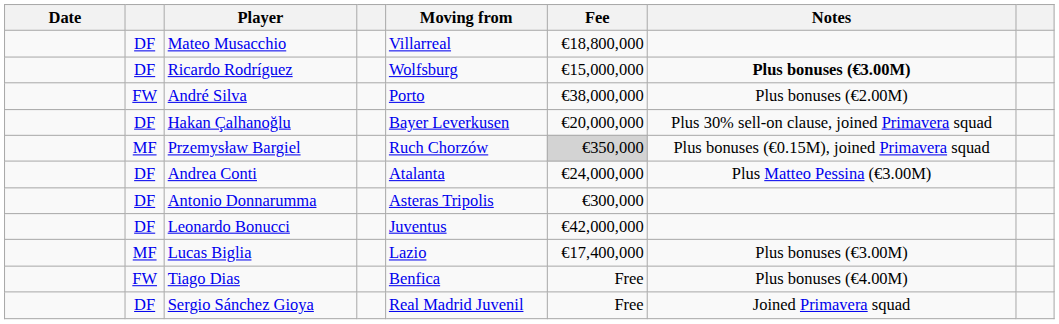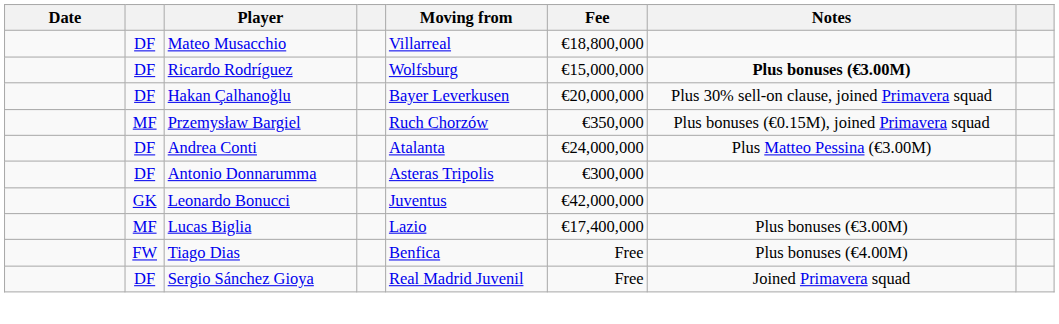- row: (207, 95)
(613, 148) lightgrey background -> (613, 122) no background
(145, 226) DF -> (145, 200) GK
